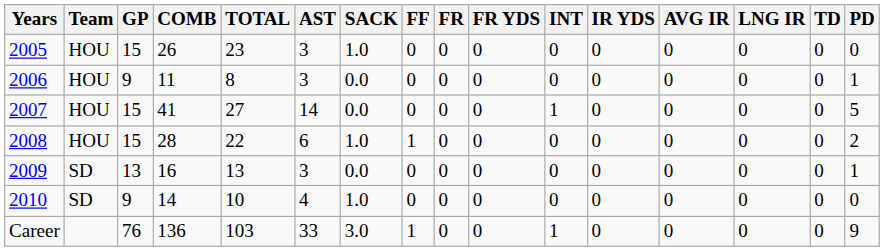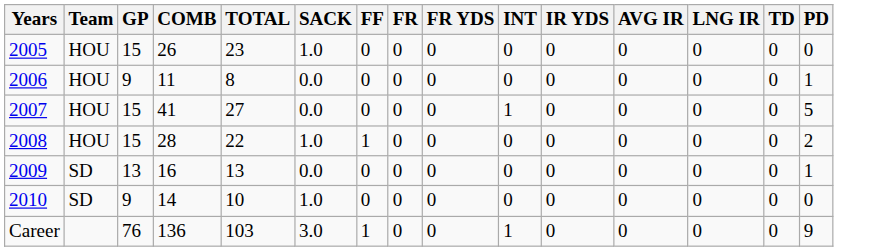- column: (318, 19)
